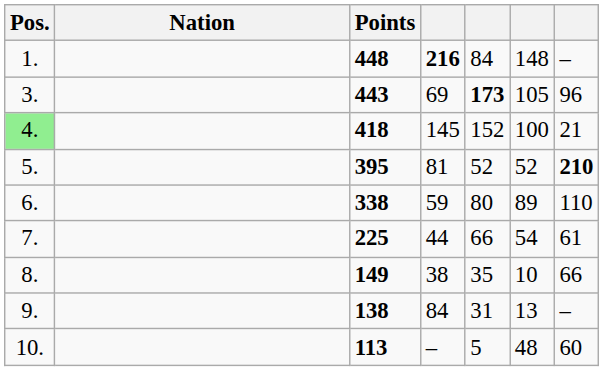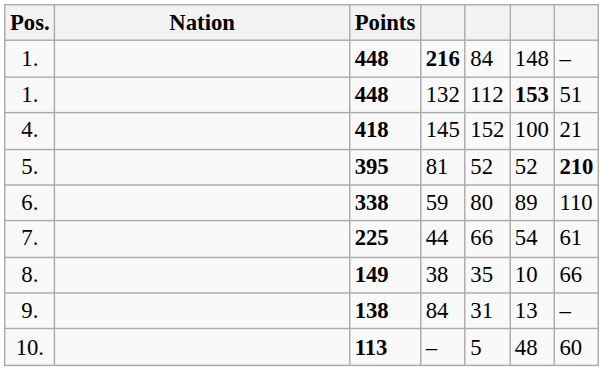+ row: (443, 94)
- row: (437, 94)
(30, 130) lightgreen background -> (30, 130) no background
